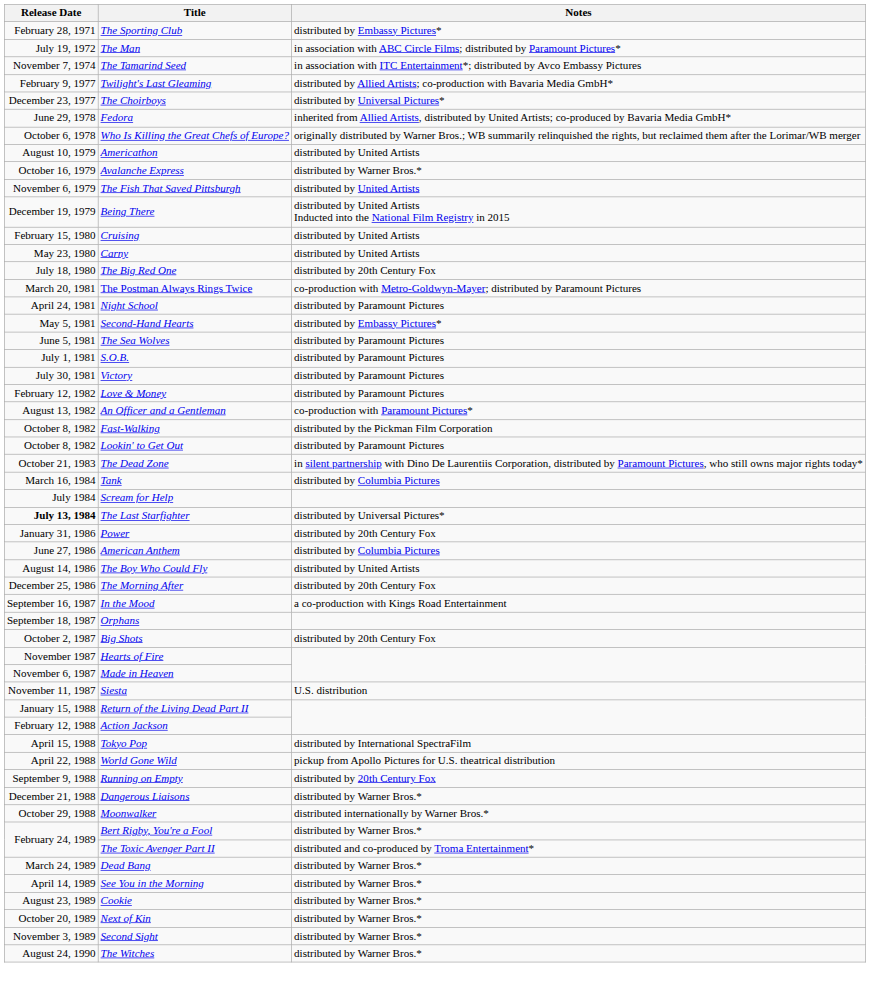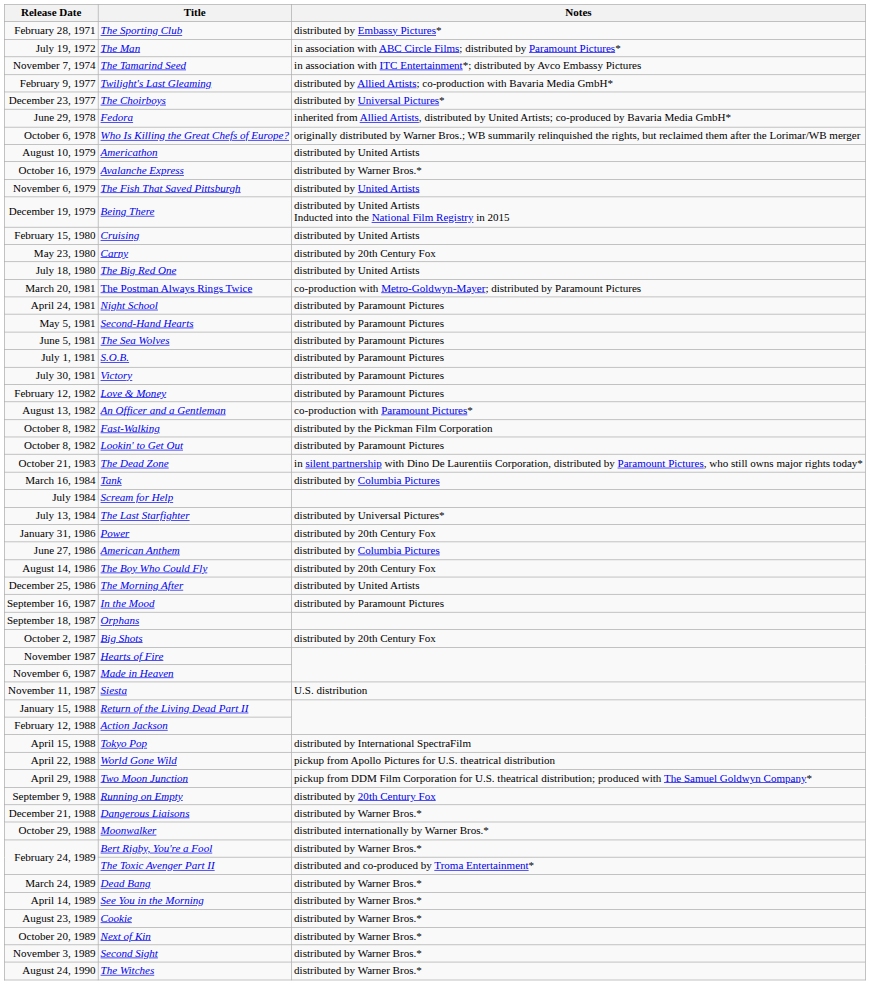(357, 253) distributed by United Artists -> (365, 253) distributed by 20th Century Fox
(365, 270) distributed by 20th Century Fox -> (357, 270) distributed by United Artists
(368, 323) distributed by Embassy Pictures* -> (369, 323) distributed by Paramount Pictures
(65, 515) bold -> (66, 515) normal
(357, 568) distributed by United Artists -> (365, 568) distributed by 20th Century Fox
(365, 585) distributed by 20th Century Fox -> (357, 585) distributed by United Artists
(400, 603) a co-production with Kings Road Entertainment -> (369, 603) distributed by Paramount Pictures
+ row: (144, 778)
